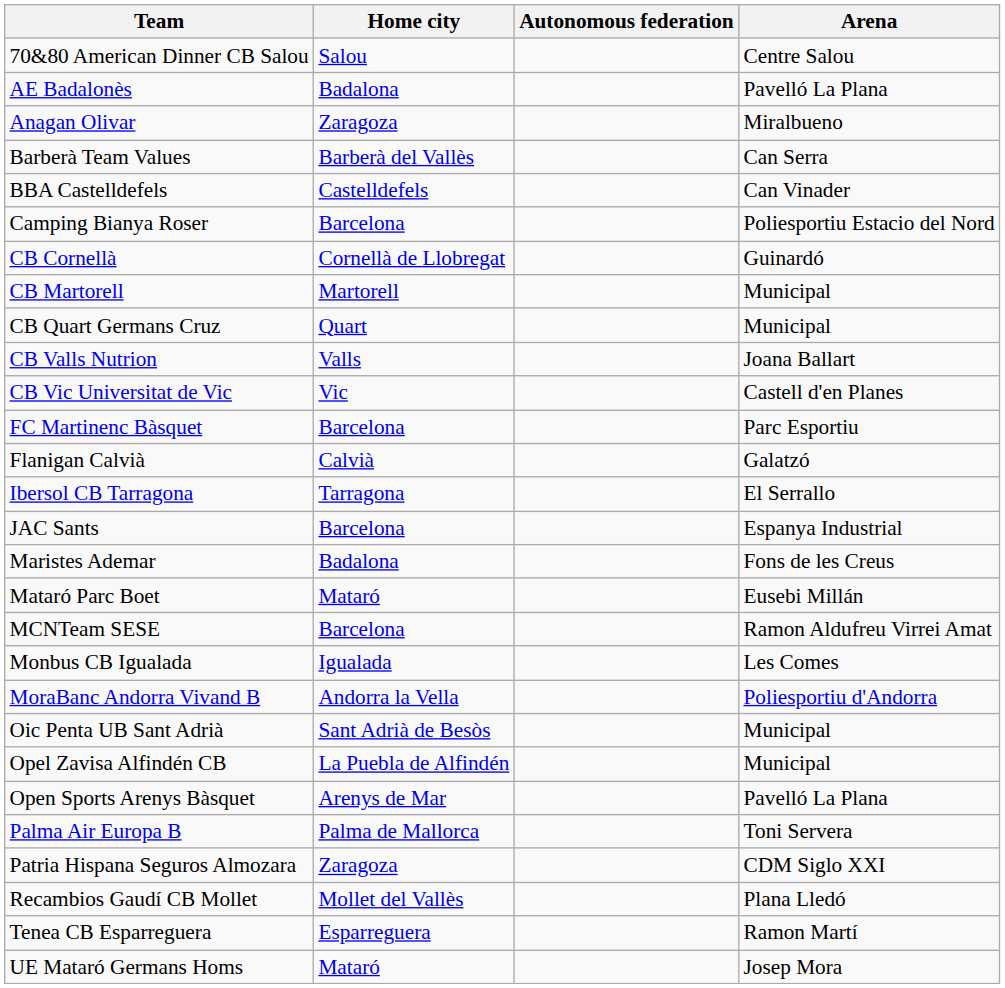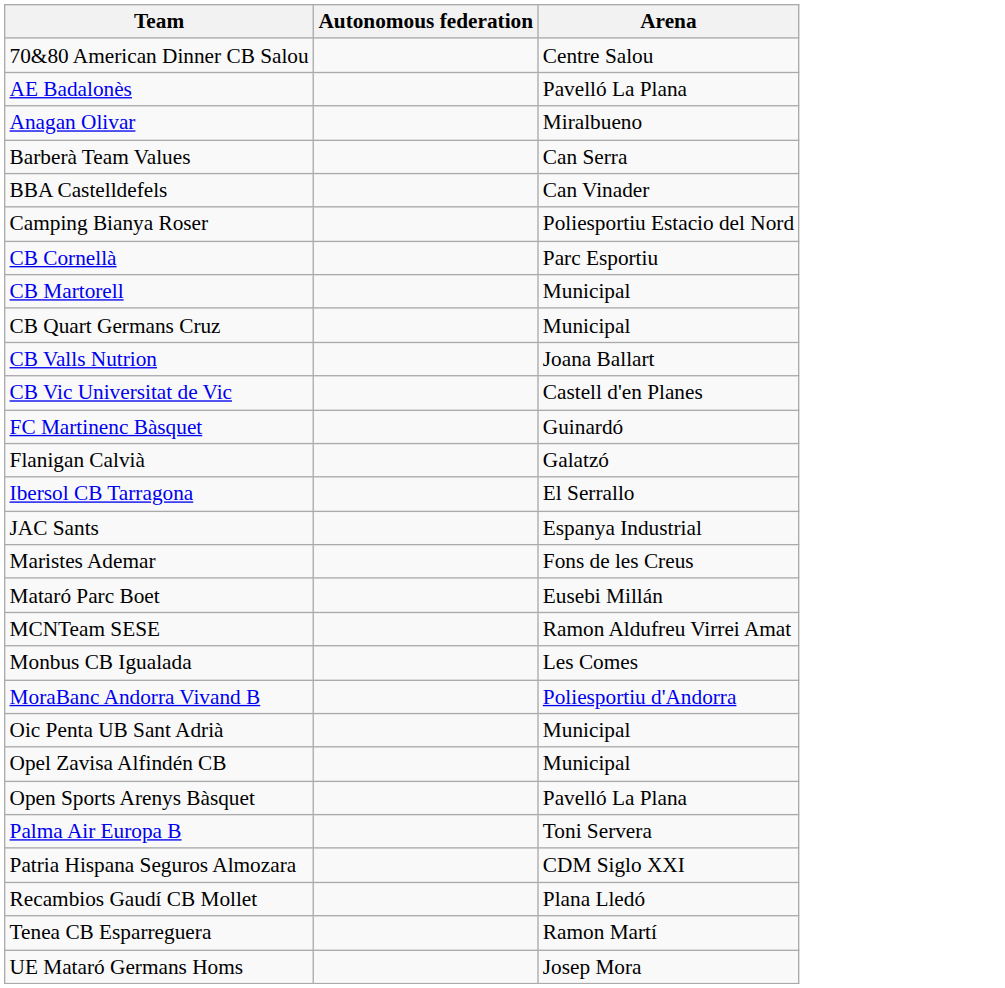- column: (414, 21)
(784, 257) Guinardó -> (600, 257) Parc Esportiu
(801, 426) Parc Esportiu -> (583, 426) Guinardó
